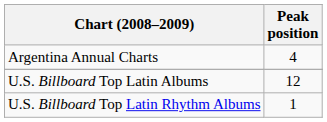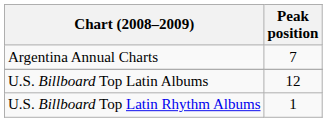(293, 57) 4 -> (293, 57) 7
